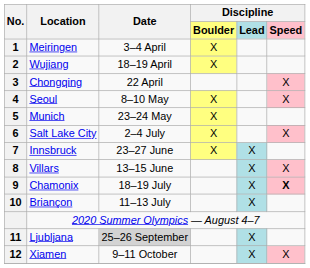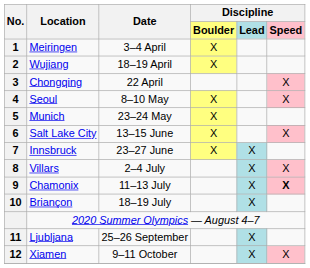(145, 133) 2–4 July -> (145, 133) 13–15 June
(145, 168) 13–15 June -> (145, 168) 2–4 July
(145, 185) 18–19 July -> (145, 185) 11–13 July
(145, 202) 11–13 July -> (145, 202) 18–19 July
(145, 237) lightgrey background -> (145, 237) no background
